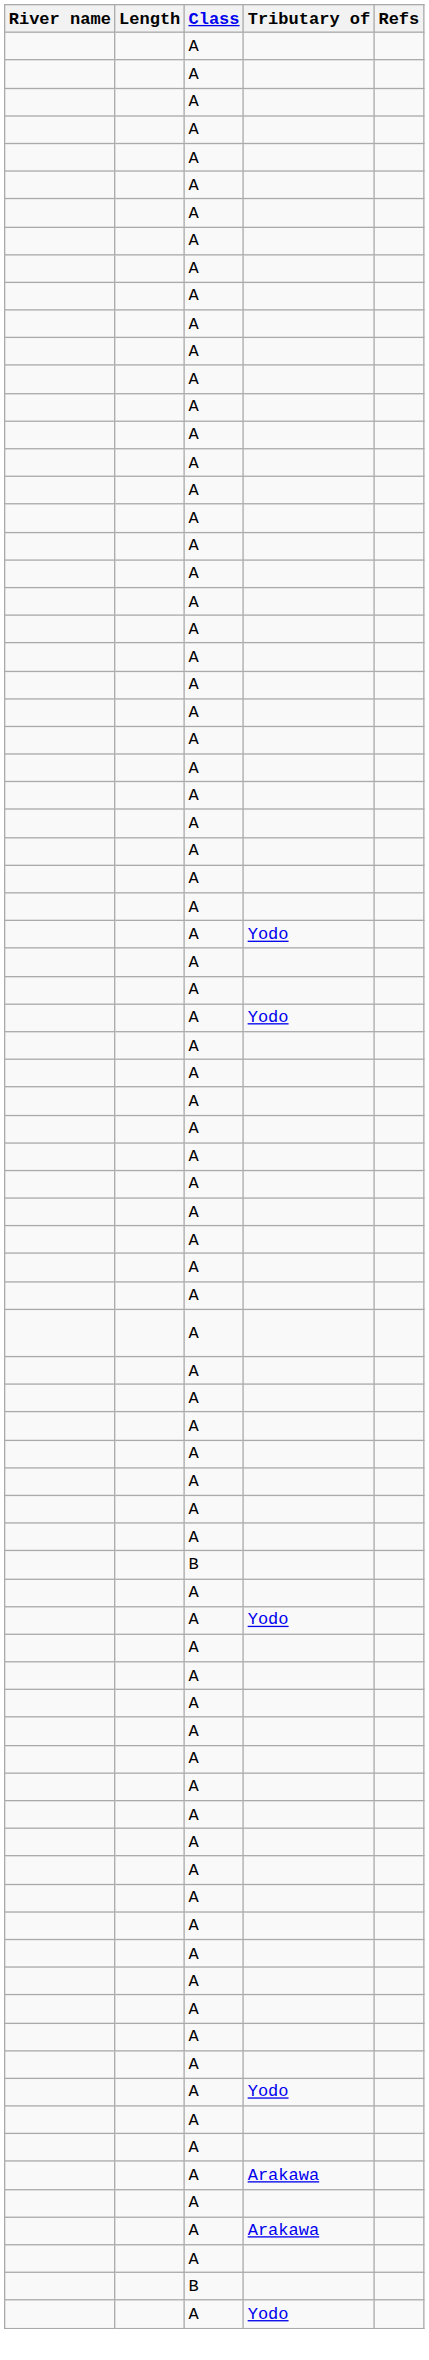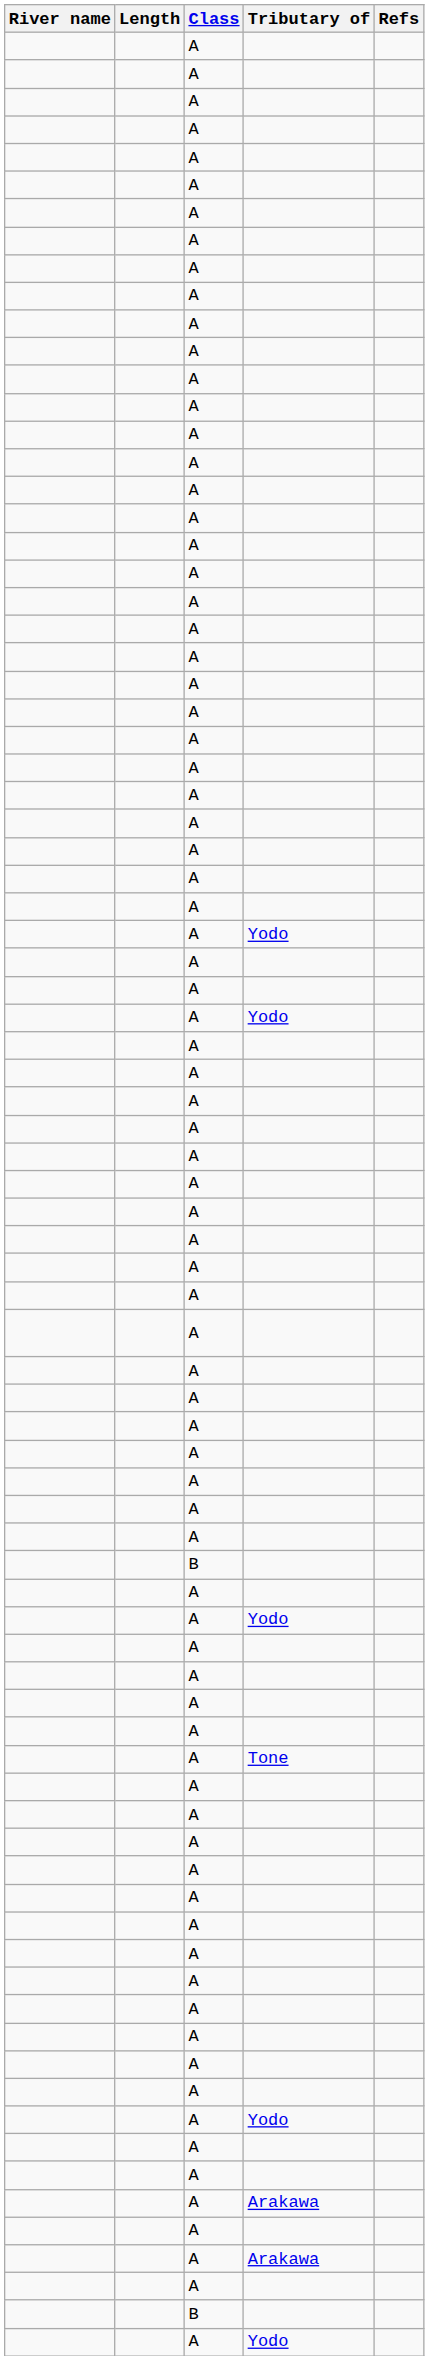+ row: (194, 1759)
